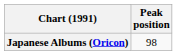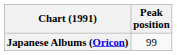(151, 42) 98 -> (151, 42) 99
